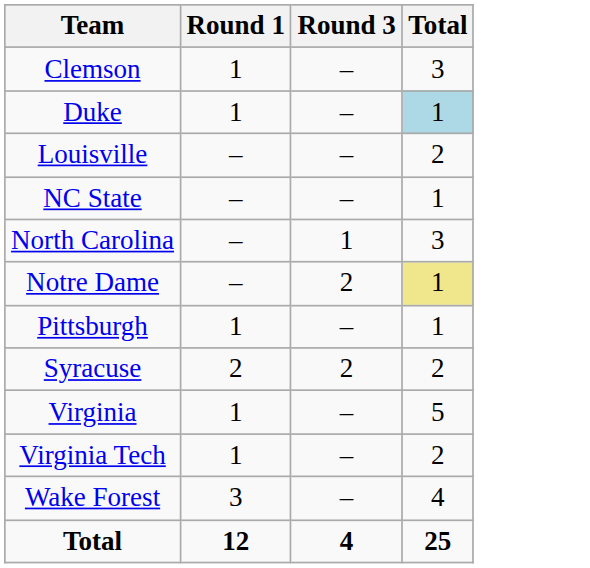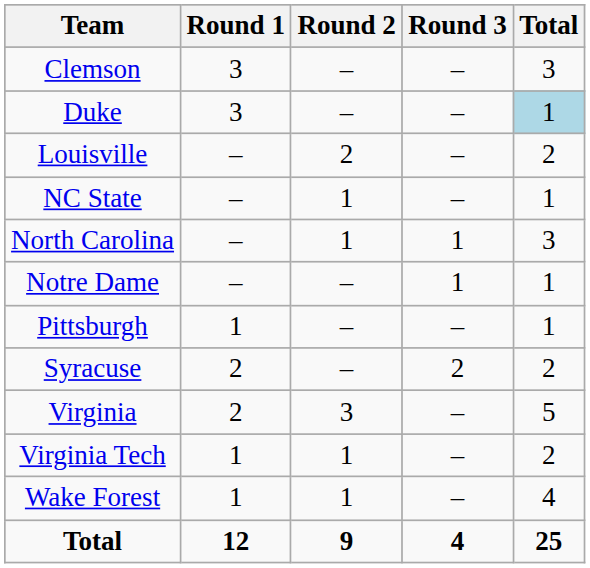+ column: (347, 25)
(236, 68) 1 -> (236, 68) 3
(236, 111) 1 -> (236, 111) 3
(347, 283) 2 -> (458, 283) 1
(438, 283) khaki background -> (549, 283) no background
(236, 411) 1 -> (236, 411) 2
(236, 497) 3 -> (236, 497) 1
